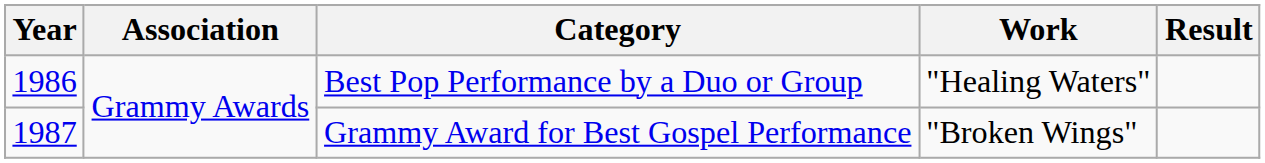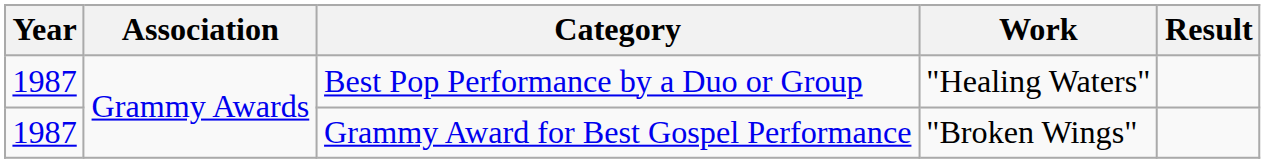(45, 81) 1986 -> (45, 81) 1987
